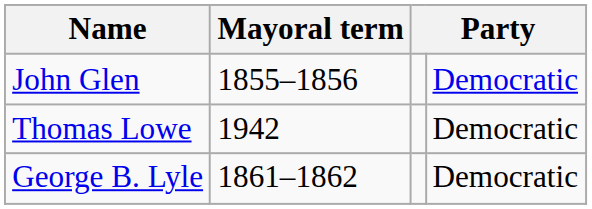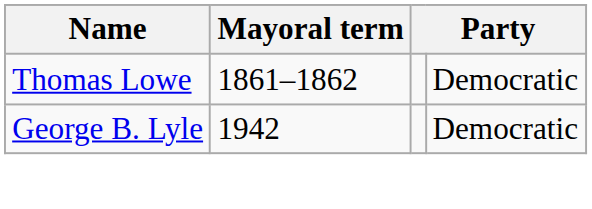- row: (76, 78)
(249, 128) 1942 -> (288, 78) 1861–1862
(288, 177) 1861–1862 -> (249, 128) 1942
